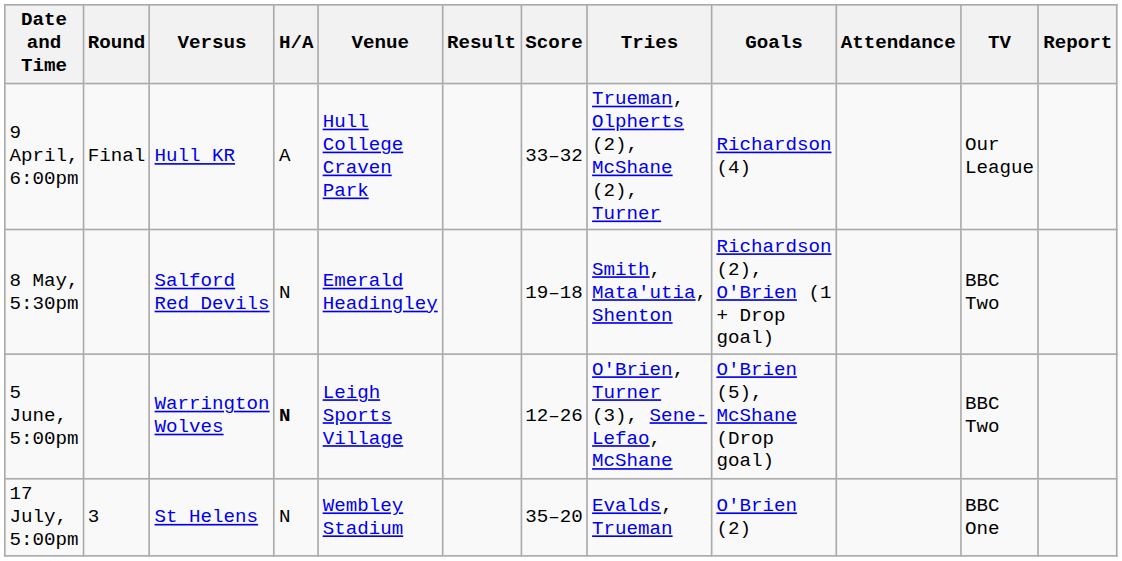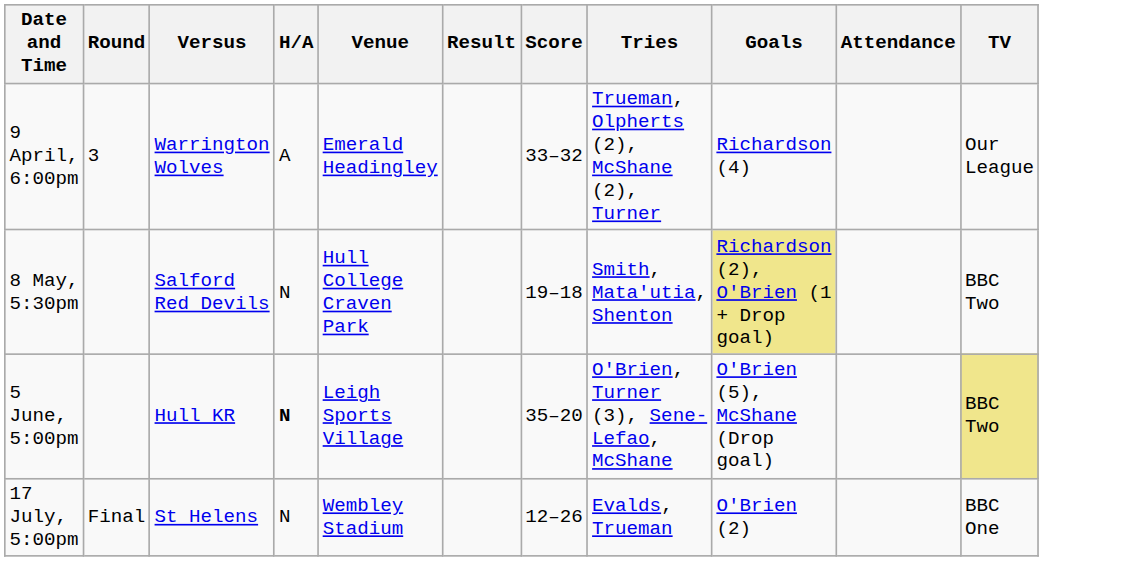- column: (1078, 44)
(117, 156) Final -> (94, 156) 3
(195, 156) Hull KR -> (212, 156) Warrington Wolves
(363, 156) Hull College Craven Park -> (380, 156) Emerald Headingley
(380, 292) Emerald Headingley -> (363, 292) Hull College Craven Park
(774, 292) no background -> (774, 292) khaki background
(212, 416) Warrington Wolves -> (195, 416) Hull KR
(554, 416) 12–26 -> (554, 416) 35–20
(982, 416) no background -> (982, 416) khaki background
(94, 517) 3 -> (117, 517) Final
(554, 517) 35–20 -> (554, 517) 12–26
